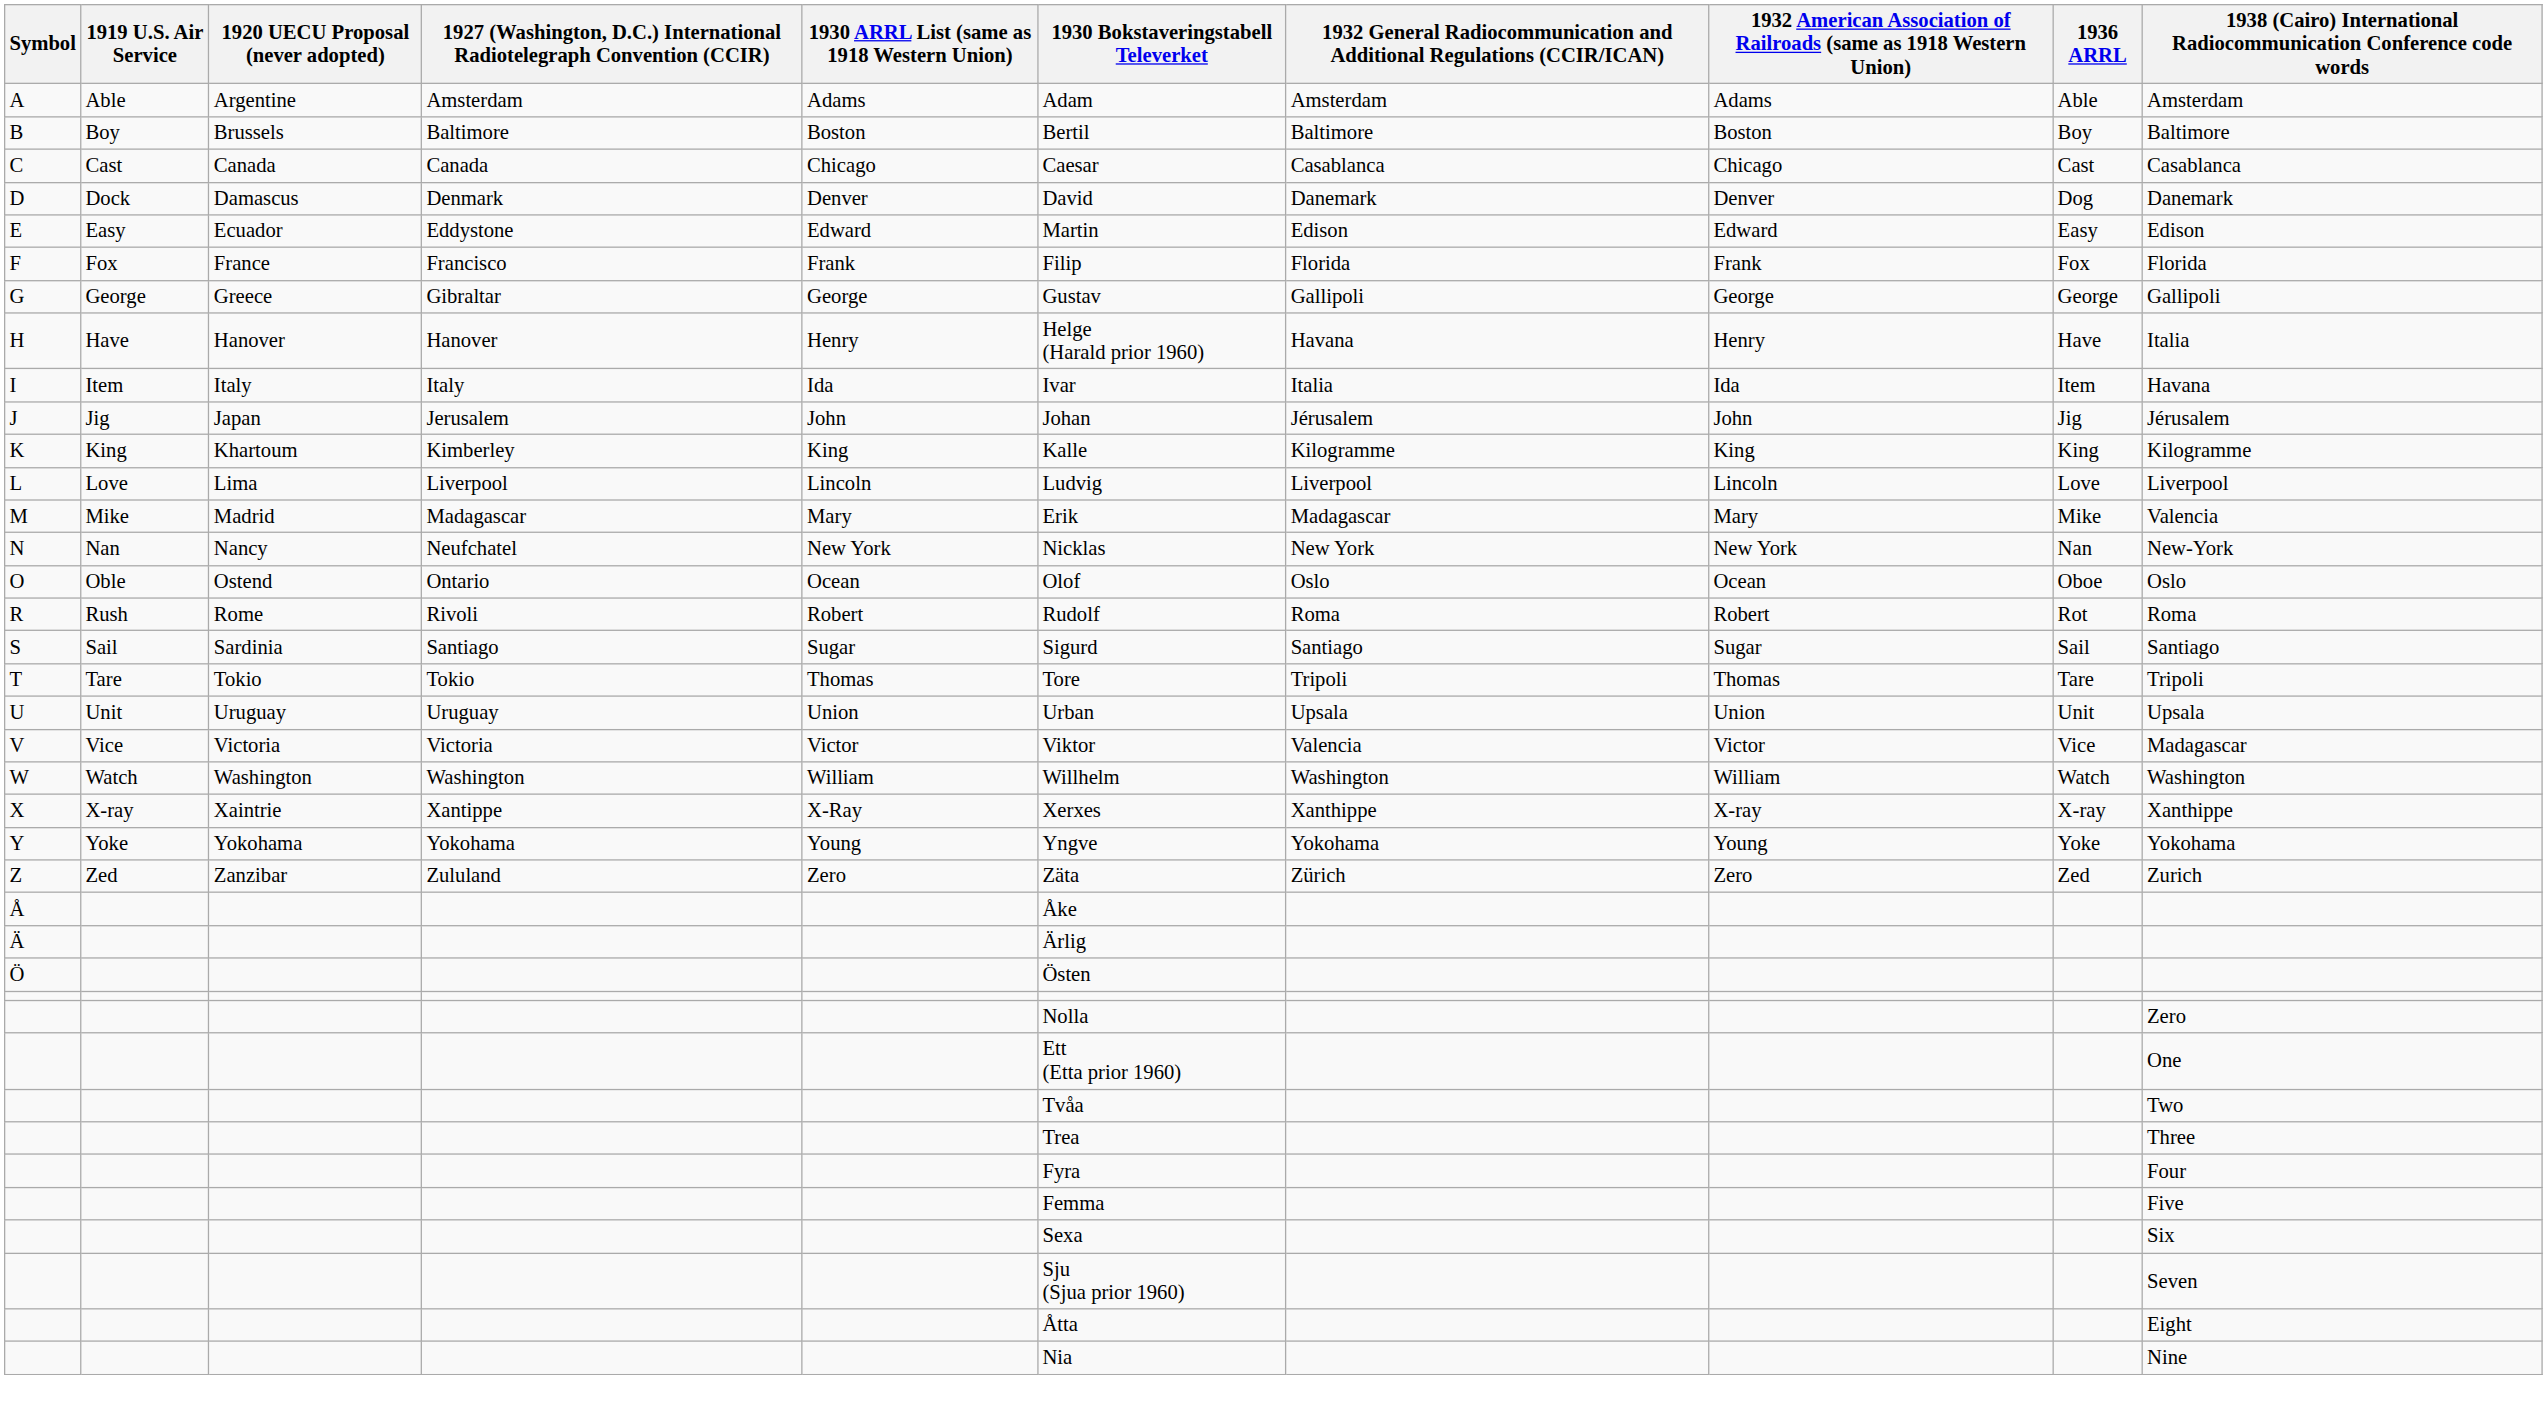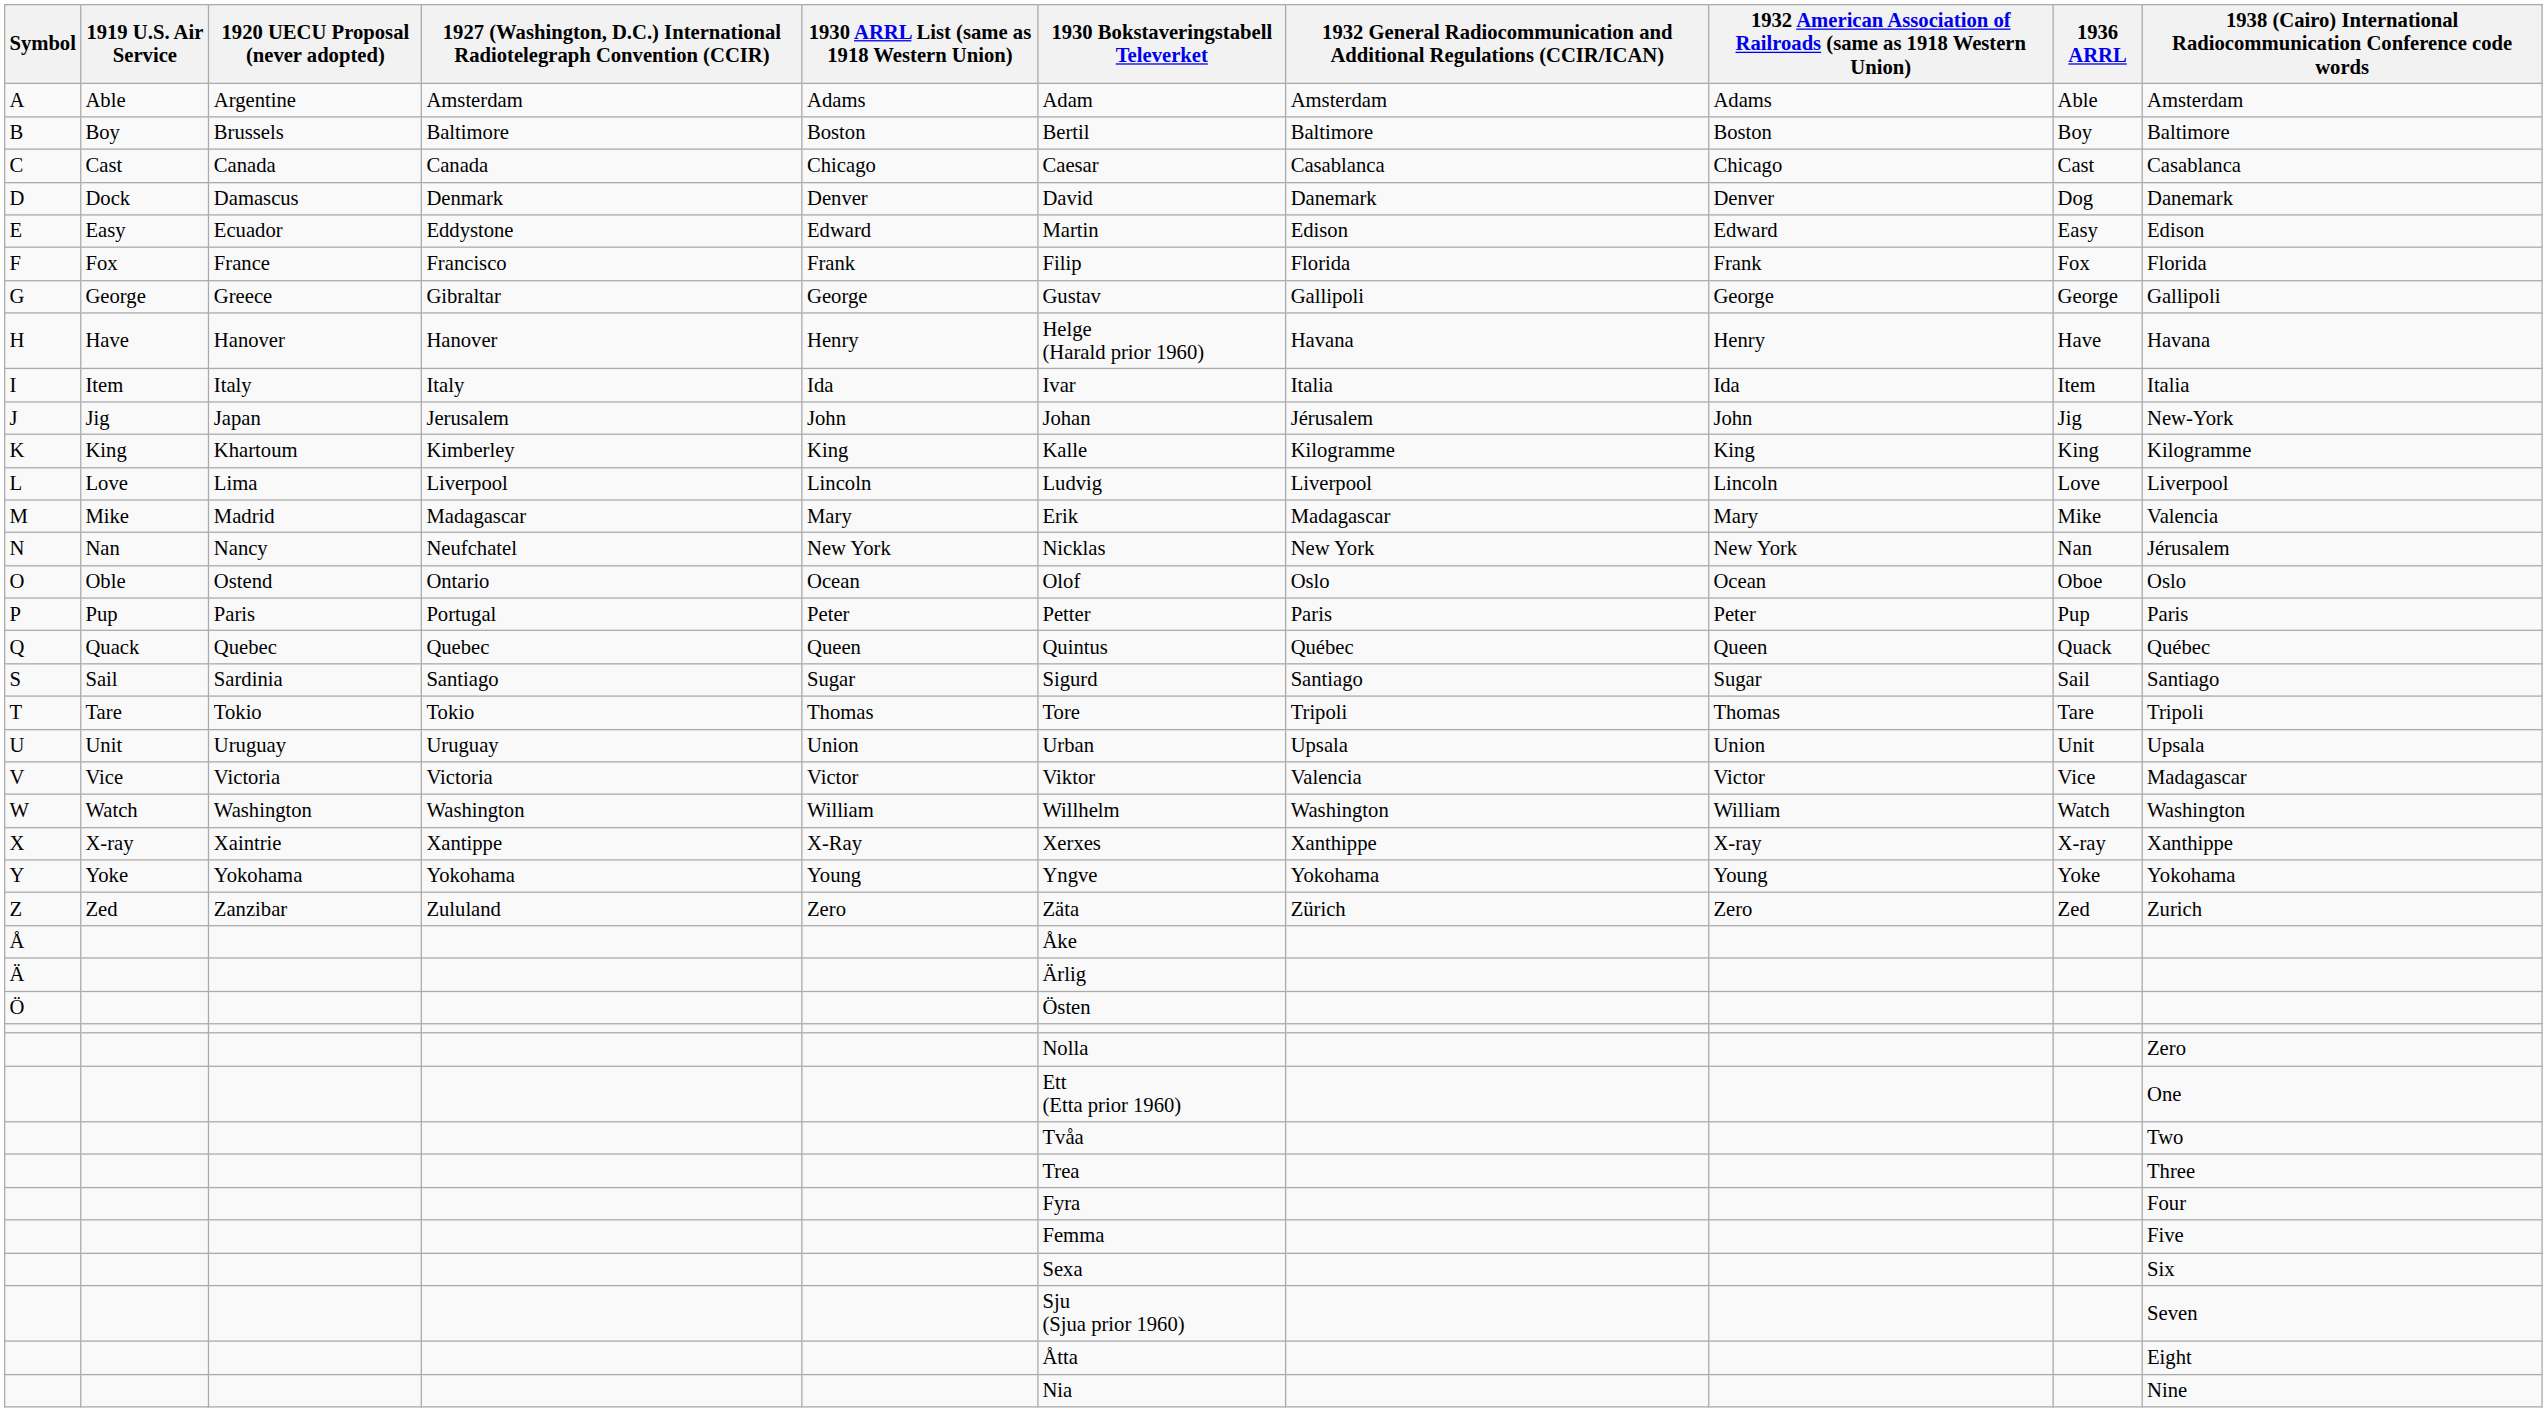(2168, 340) Italia -> (2179, 340) Havana
(2179, 385) Havana -> (2168, 385) Italia
(2188, 417) Jérusalem -> (2190, 417) New-York
(2190, 548) New-York -> (2188, 548) Jérusalem
+ row: (15, 614)
+ row: (17, 647)
- row: (16, 614)
